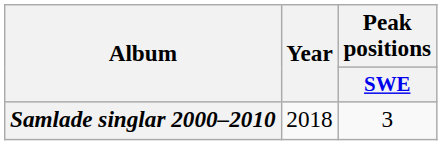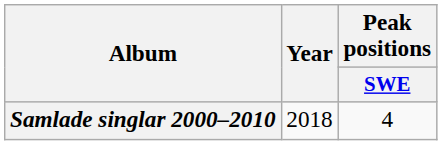(387, 120) 3 -> (387, 120) 4
